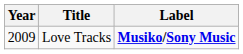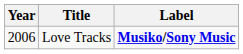(22, 37) 2009 -> (22, 37) 2006
